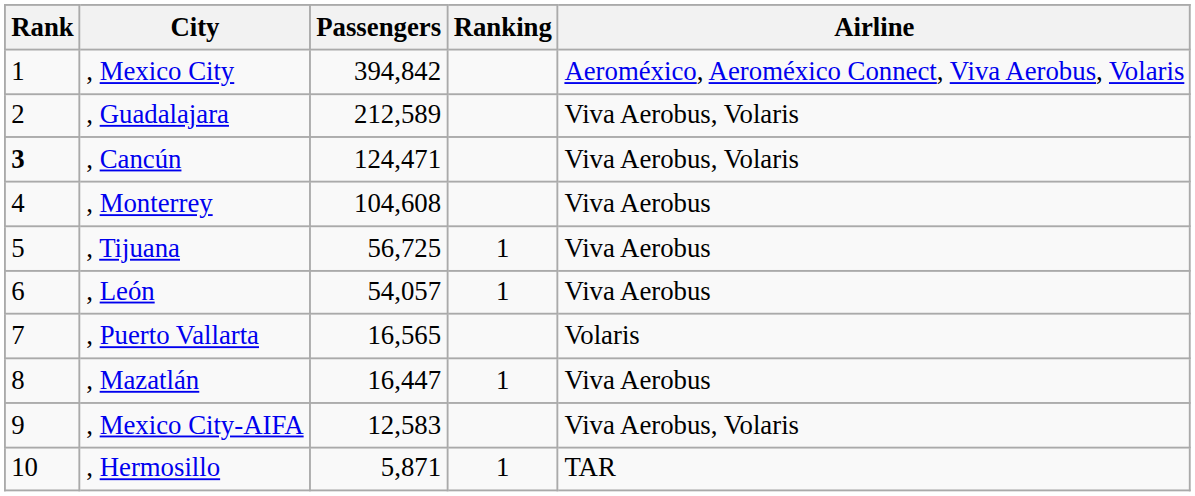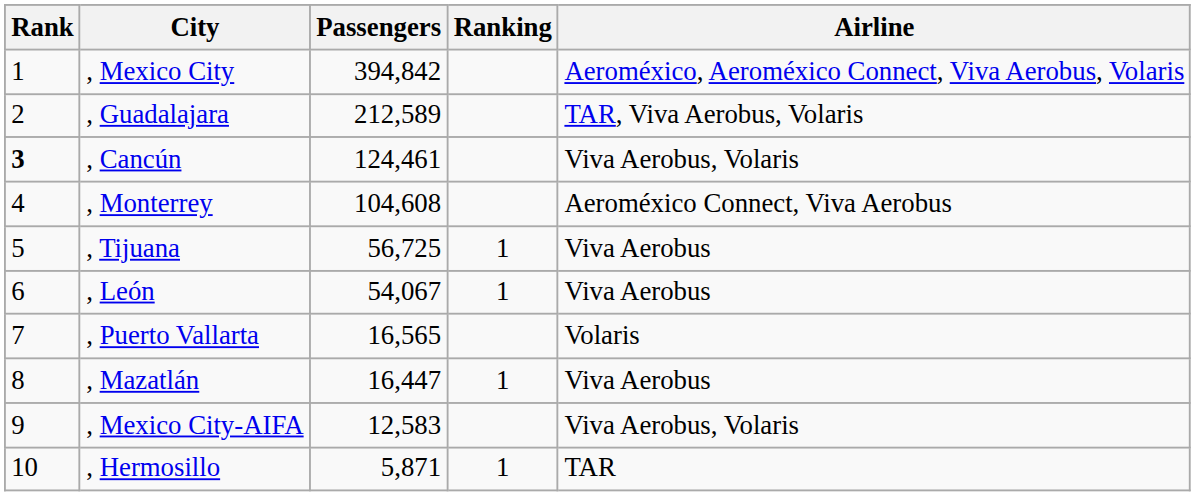(682, 115) Viva Aerobus, Volaris -> (714, 115) TAR, Viva Aerobus, Volaris
(398, 159) 124,471 -> (398, 159) 124,461
(638, 203) Viva Aerobus -> (758, 203) Aeroméxico Connect, Viva Aerobus
(404, 292) 54,057 -> (404, 292) 54,067
